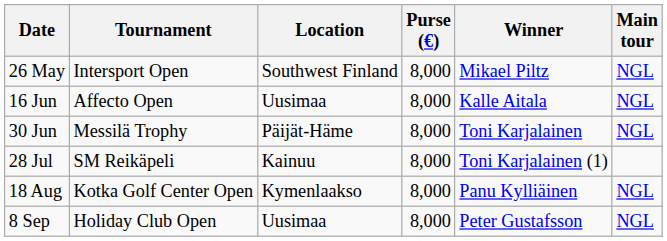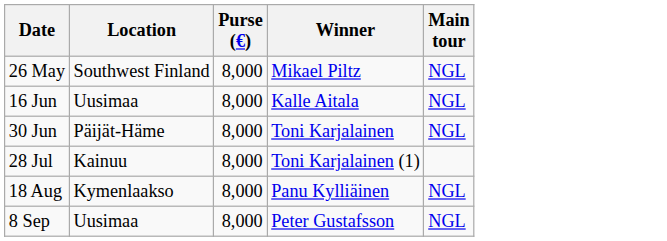- column: (163, 30)
